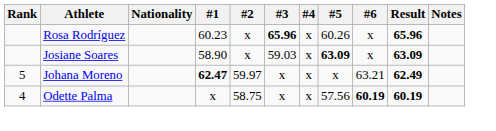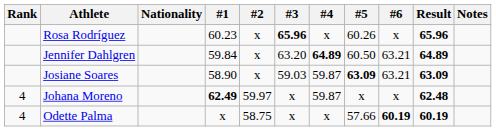+ row: (89, 55)
(309, 55) x -> (327, 75) 59.87
(370, 55) x -> (396, 75) 63.21
(22, 75) 5 -> (22, 95) 4
(213, 75) 62.47 -> (223, 95) 62.49
(309, 75) x -> (327, 95) 59.87
(370, 75) 63.21 -> (396, 95) x
(408, 75) 62.49 -> (434, 95) 62.48
(335, 95) 57.56 -> (361, 116) 57.66
